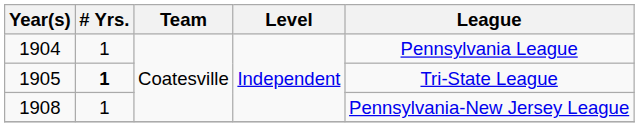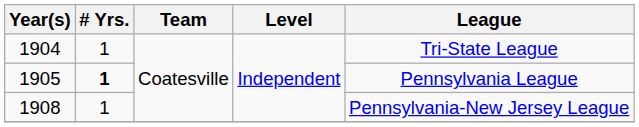(489, 49) Pennsylvania League -> (489, 49) Tri-State League
(489, 78) Tri-State League -> (489, 78) Pennsylvania League
